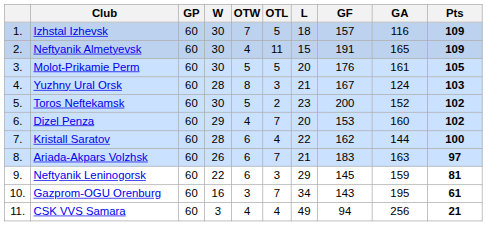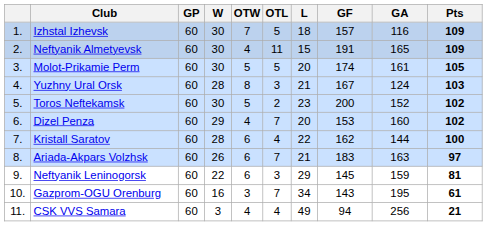(345, 67) 176 -> (345, 67) 174
